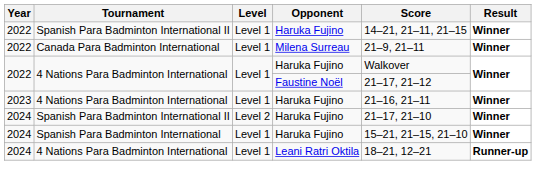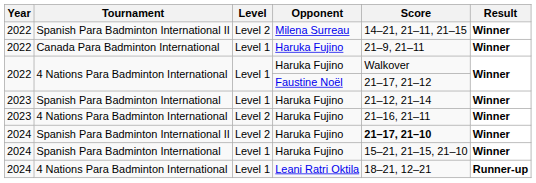(253, 31) Level 1 -> (253, 31) Level 2
(309, 31) Haruka Fujino -> (312, 31) Milena Surreau
(312, 48) Milena Surreau -> (309, 48) Haruka Fujino
+ row: (19, 100)
(253, 100) Level 1 -> (253, 117) Level 2
(398, 117) normal -> (398, 134) bold
